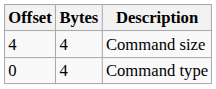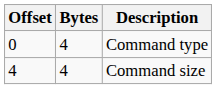rows swapped: (157, 70) <-> (156, 44)
